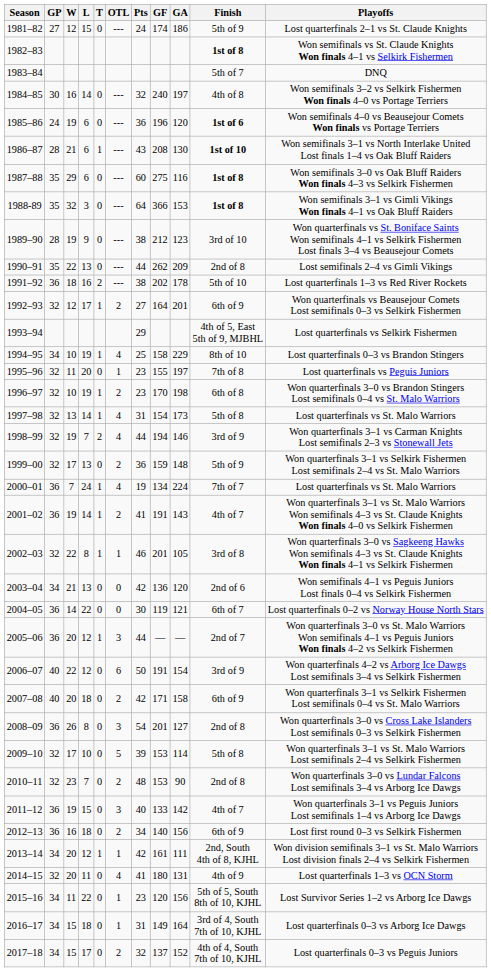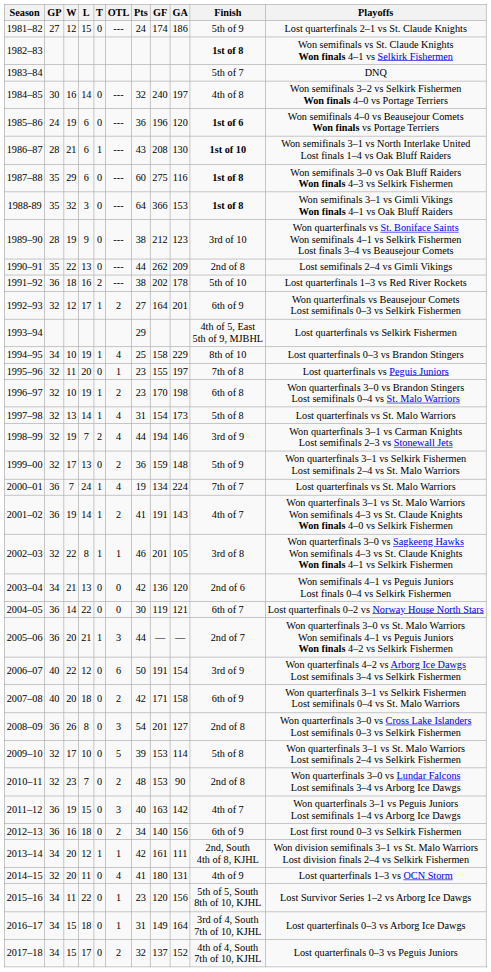(86, 637) 12 -> (86, 637) 21
(160, 809) 133 -> (160, 809) 163
